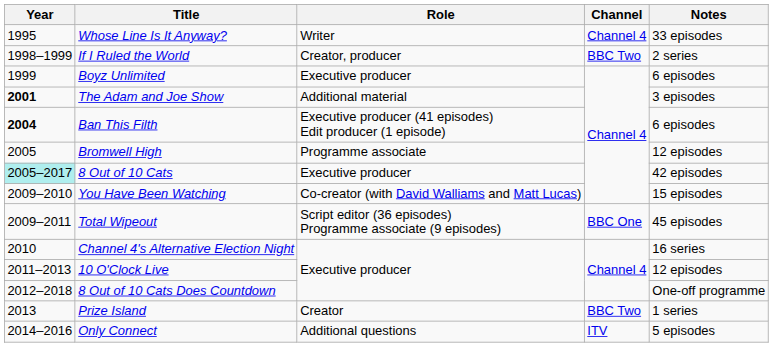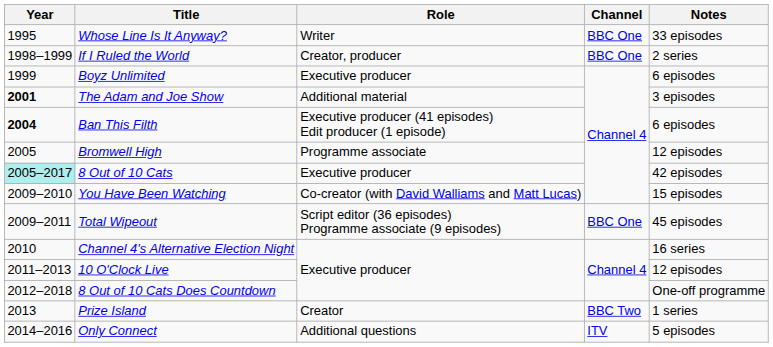(617, 35) Channel 4 -> (615, 35) BBC One
(614, 55) BBC Two -> (615, 55) BBC One
